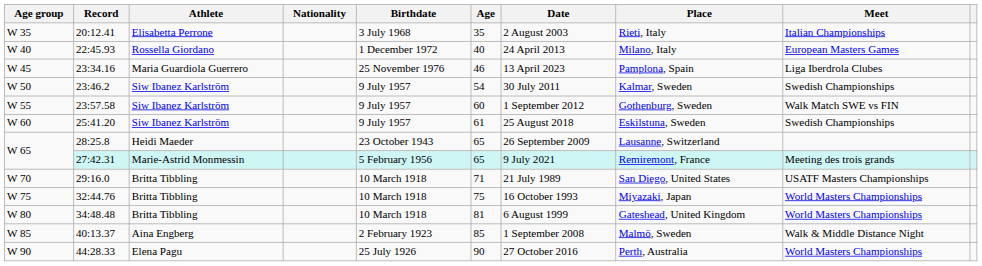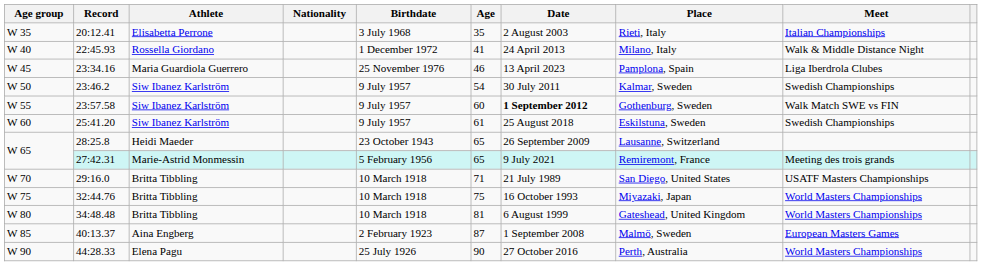(479, 50) 40 -> (479, 50) 41
(842, 50) European Masters Games -> (854, 50) Walk & Middle Distance Night
(544, 105) normal -> (545, 105) bold
(479, 233) 85 -> (479, 233) 87
(854, 233) Walk & Middle Distance Night -> (842, 233) European Masters Games
